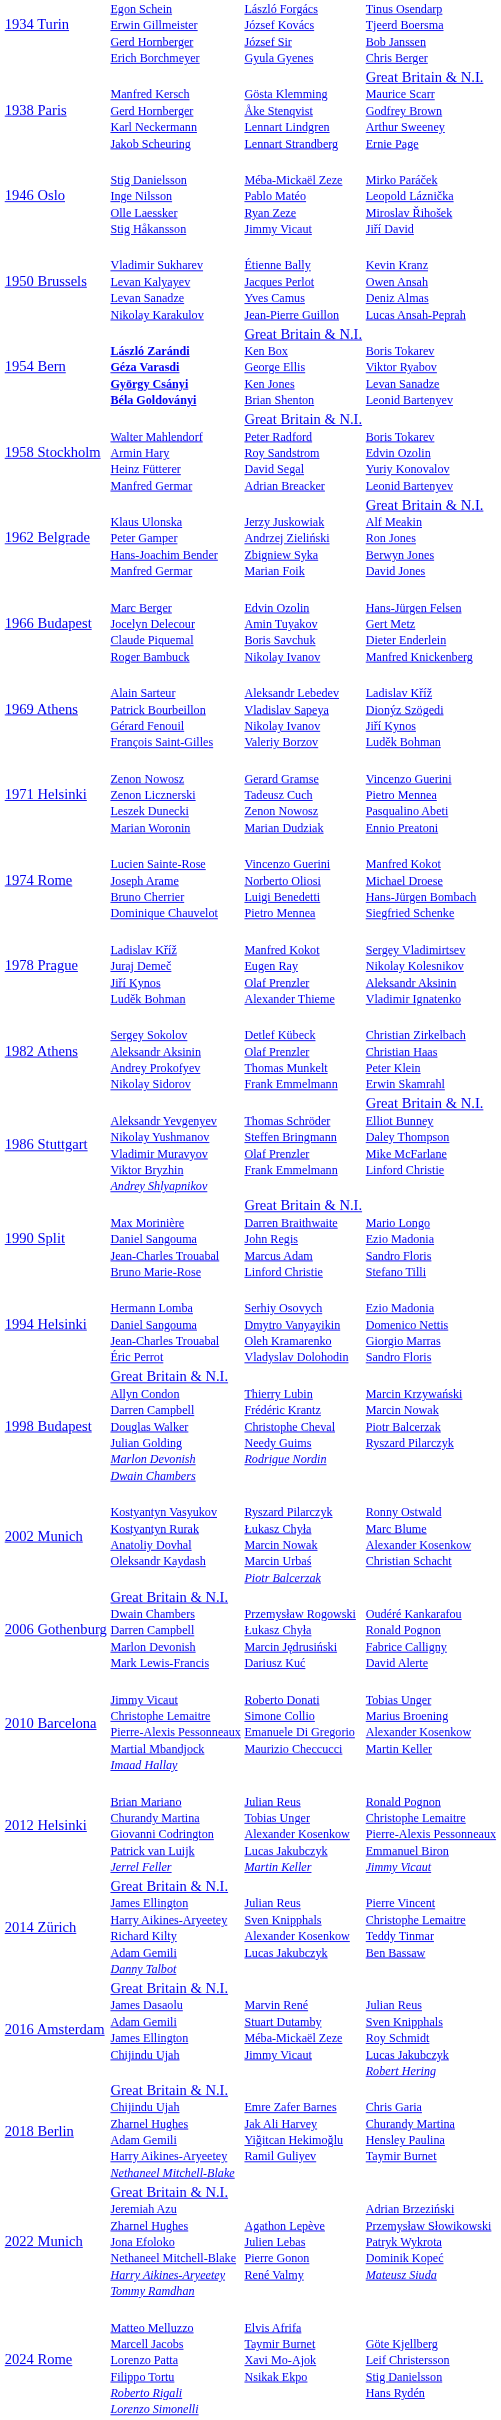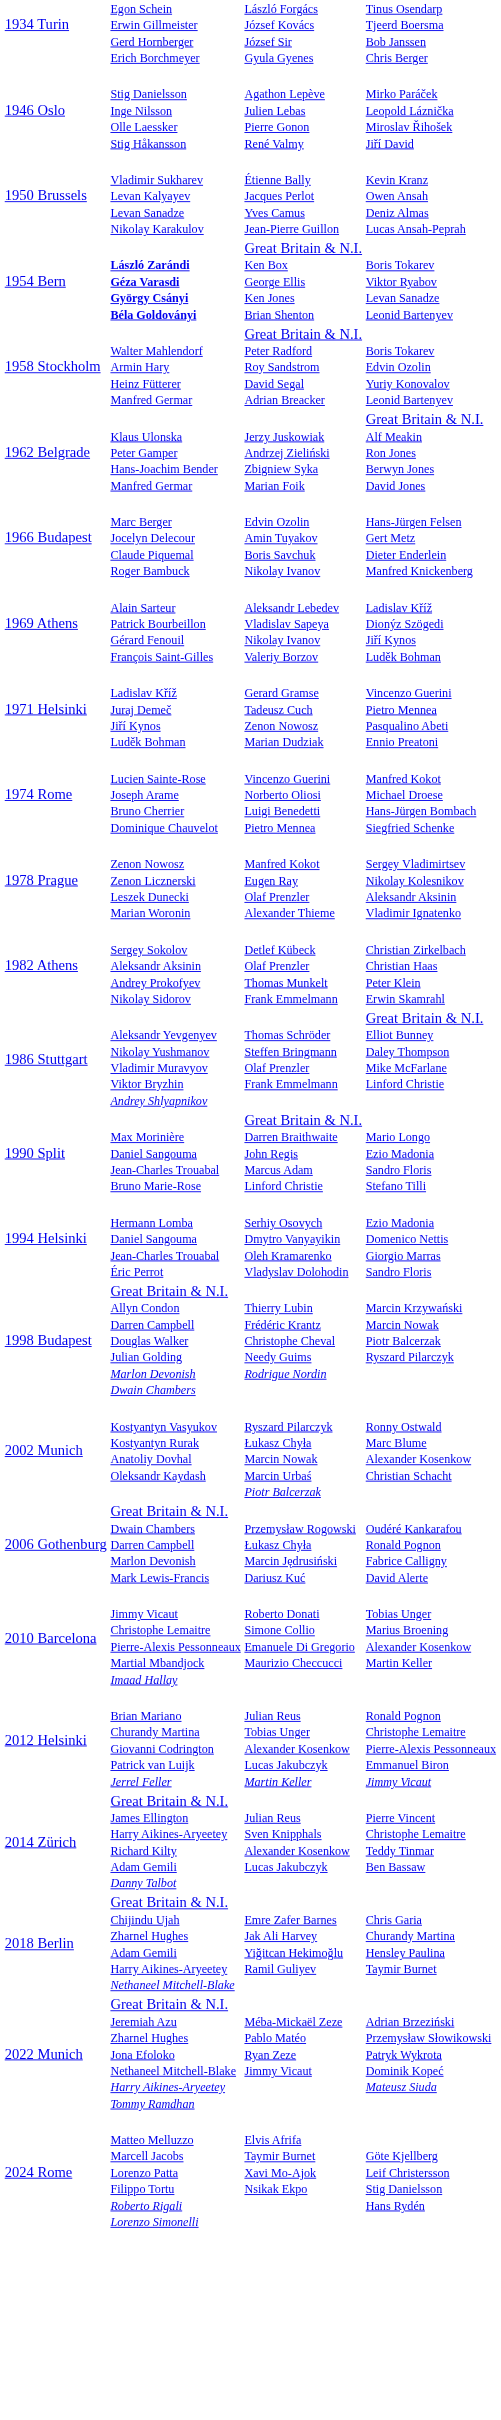- row: (36, 110)
(293, 204) Méba-Mickaël Zeze Pablo Matéo Ryan Zeze Jimmy Vicaut -> (285, 119) Agathon Lepève Julien Lebas Pierre Gonon René Valmy
(153, 803) Zenon Nowosz Zenon Licznerski Leszek Dunecki Marian Woronin -> (148, 718) Ladislav Kříž Juraj Demeč Jiří Kynos Luděk Bohman
(148, 974) Ladislav Kříž Juraj Demeč Jiří Kynos Luděk Bohman -> (153, 889) Zenon Nowosz Zenon Licznerski Leszek Dunecki Marian Woronin
- row: (55, 2029)
(285, 2250) Agathon Lepève Julien Lebas Pierre Gonon René Valmy -> (293, 2046) Méba-Mickaël Zeze Pablo Matéo Ryan Zeze Jimmy Vicaut
